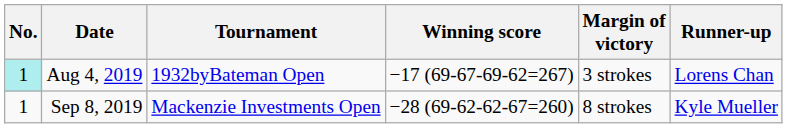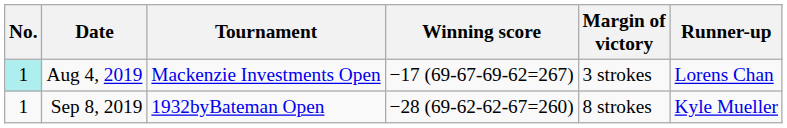(238, 75) 1932byBateman Open -> (266, 75) Mackenzie Investments Open
(266, 107) Mackenzie Investments Open -> (238, 107) 1932byBateman Open
